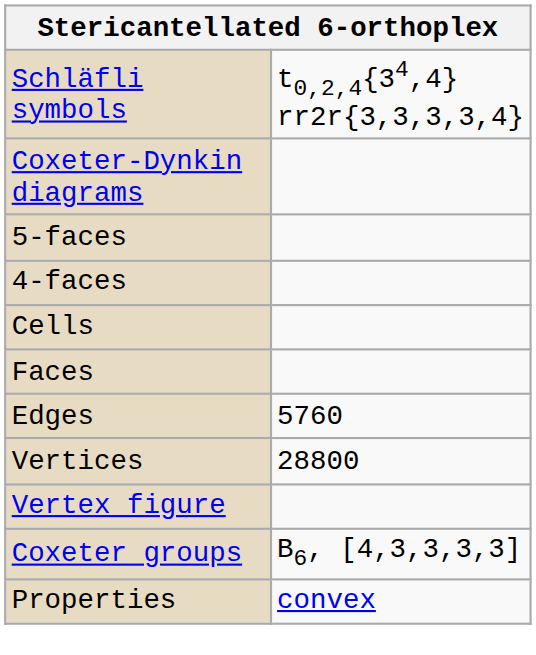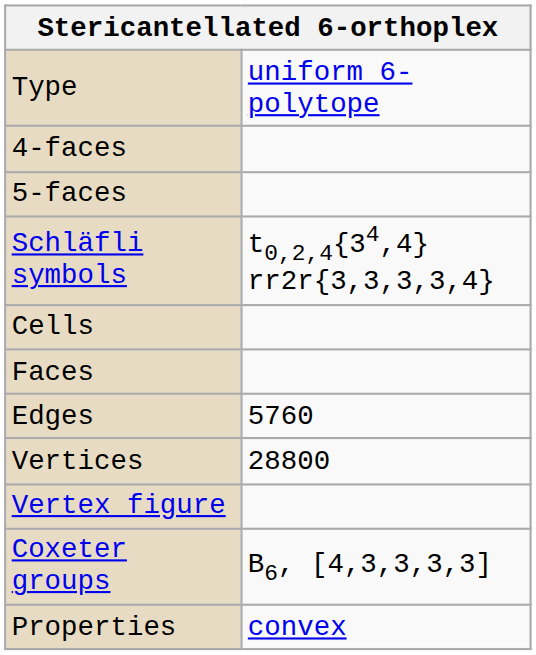+ row: (45, 88)
rows swapped: (78, 95) <-> (69, 282)
- row: (127, 177)
